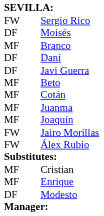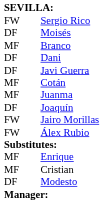- row: (50, 82)
(12, 120) MF -> (11, 107) DF
rows swapped: (57, 182) <-> (57, 169)
